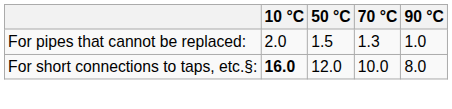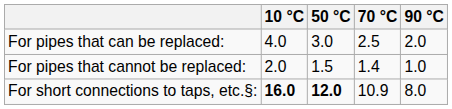+ row: (116, 41)
(369, 41) 1.3 -> (369, 66) 1.4
(326, 66) normal -> (326, 91) bold
(373, 66) 10.0 -> (373, 91) 10.9
